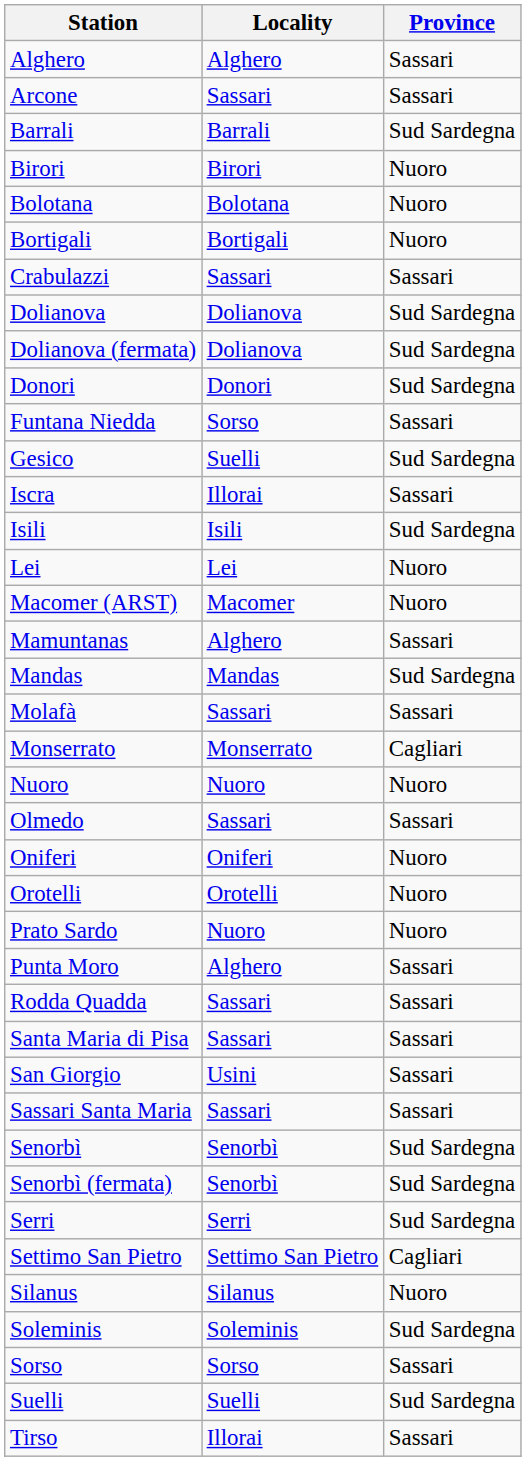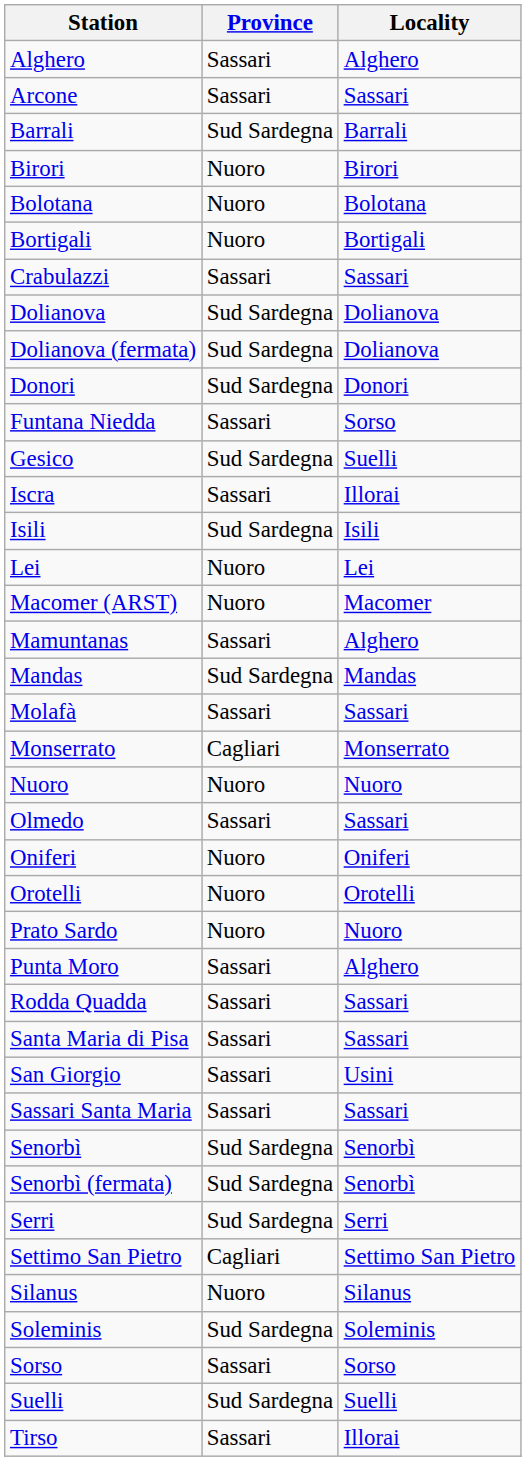columns swapped: (292, 22) <-> (452, 22)
